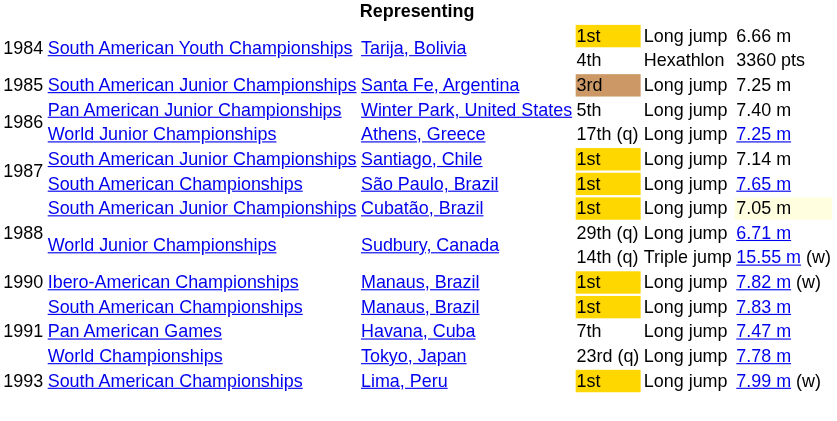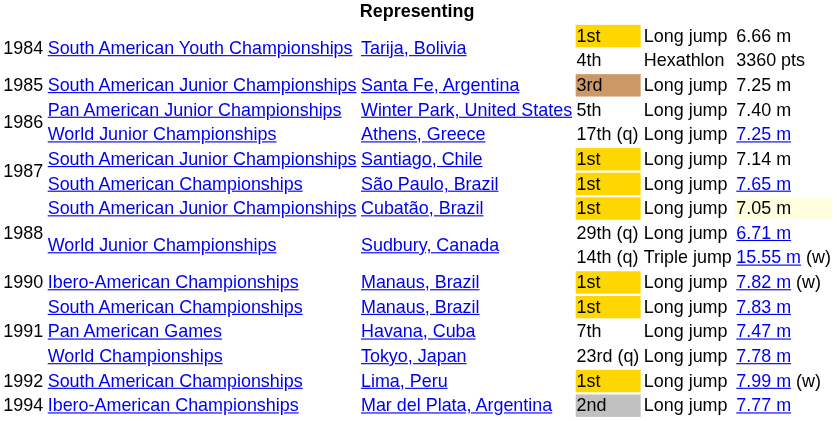(23, 380) 1993 -> (23, 380) 1992
+ row: (457, 405)
